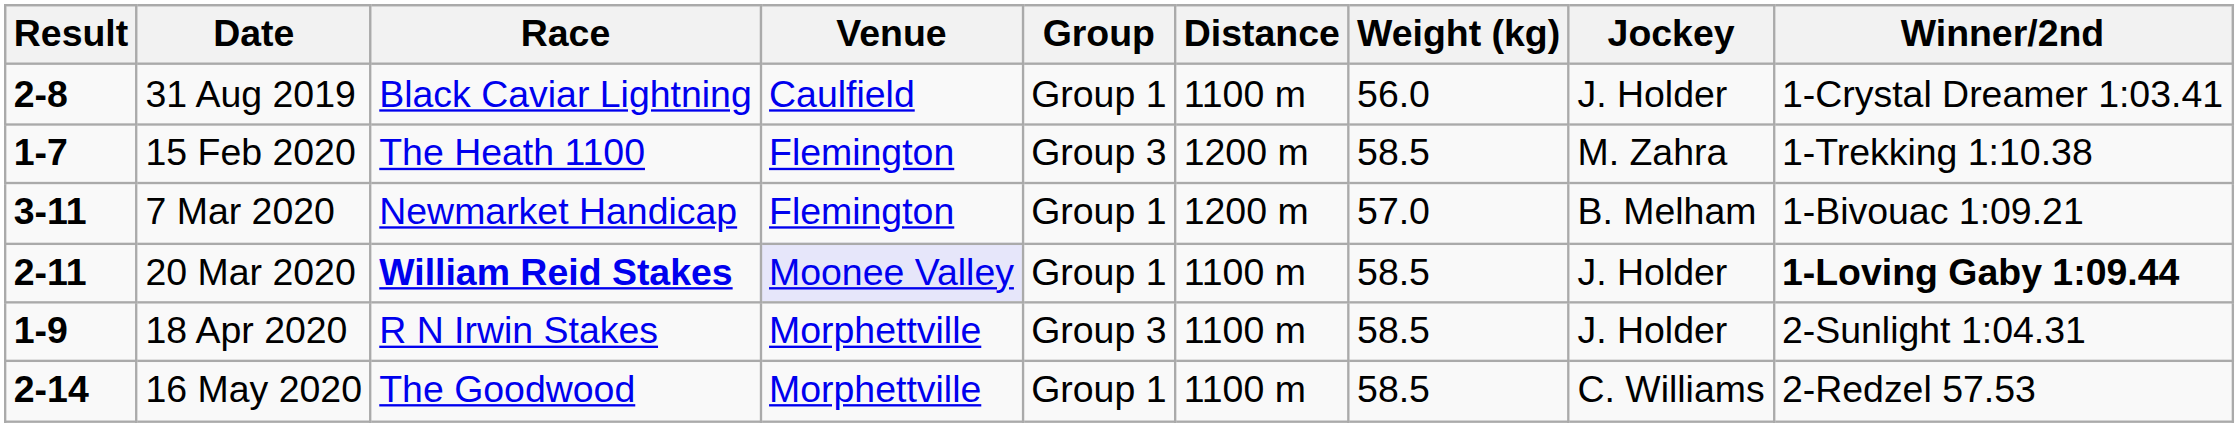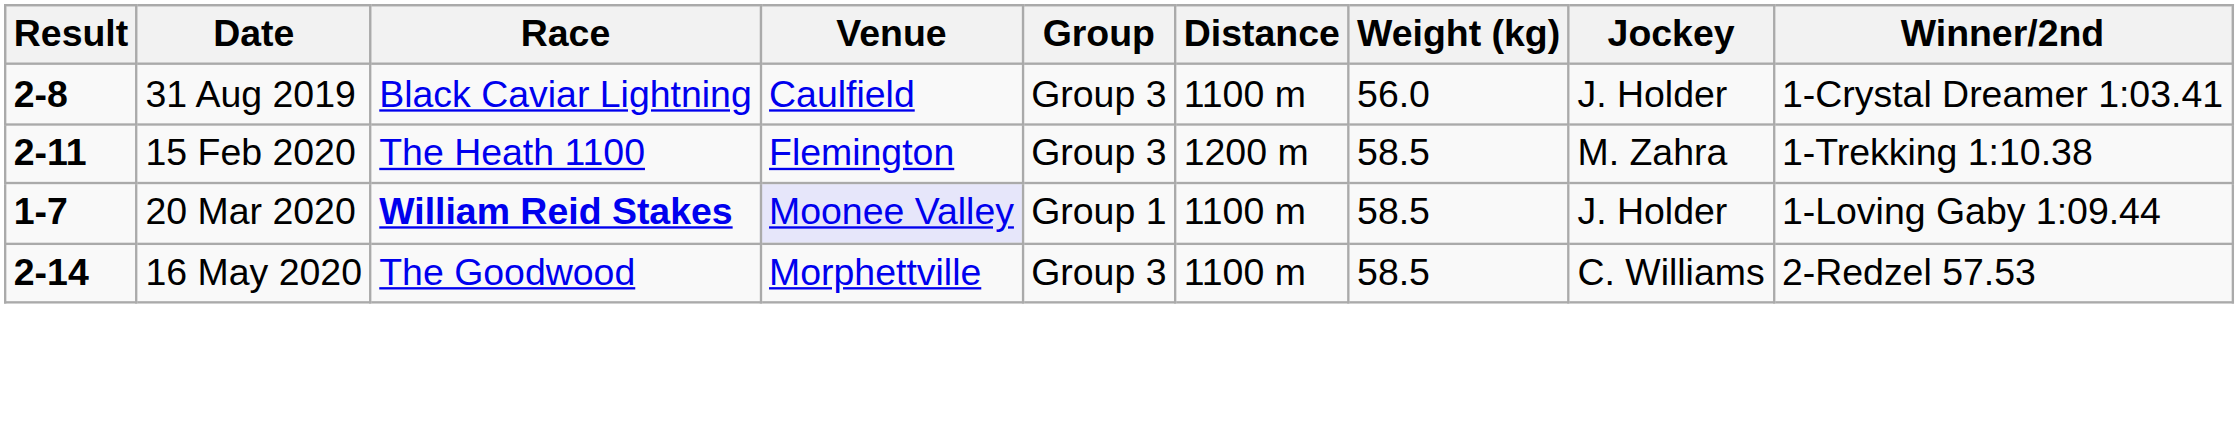(1099, 93) Group 1 -> (1099, 93) Group 3
(41, 152) 1-7 -> (50, 152) 2-11
- row: (240, 212)
(50, 271) 2-11 -> (41, 212) 1-7
(1981, 271) bold -> (1971, 212) normal
- row: (246, 331)
(1099, 390) Group 1 -> (1099, 271) Group 3
